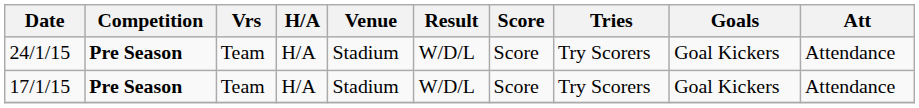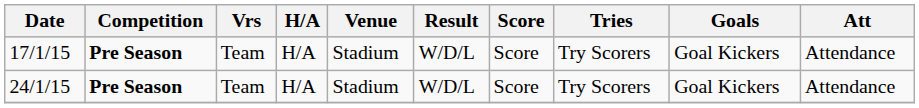rows swapped: (40, 85) <-> (40, 53)
